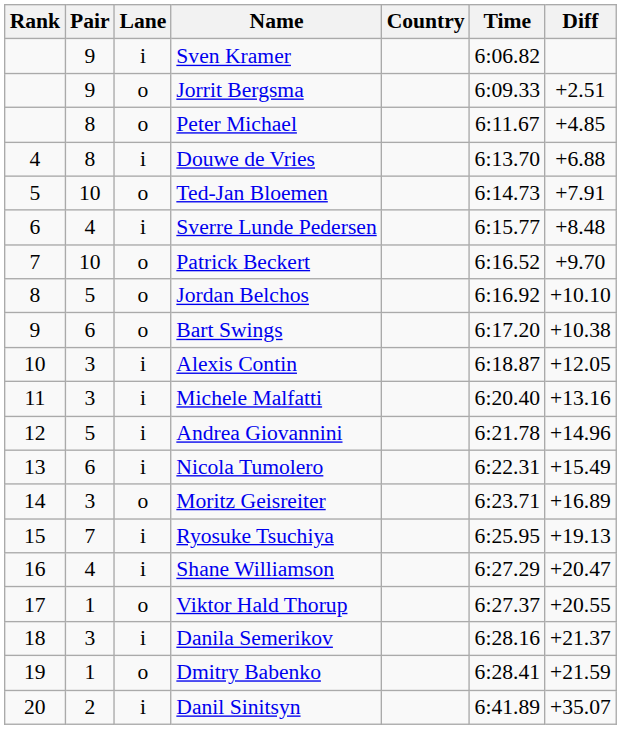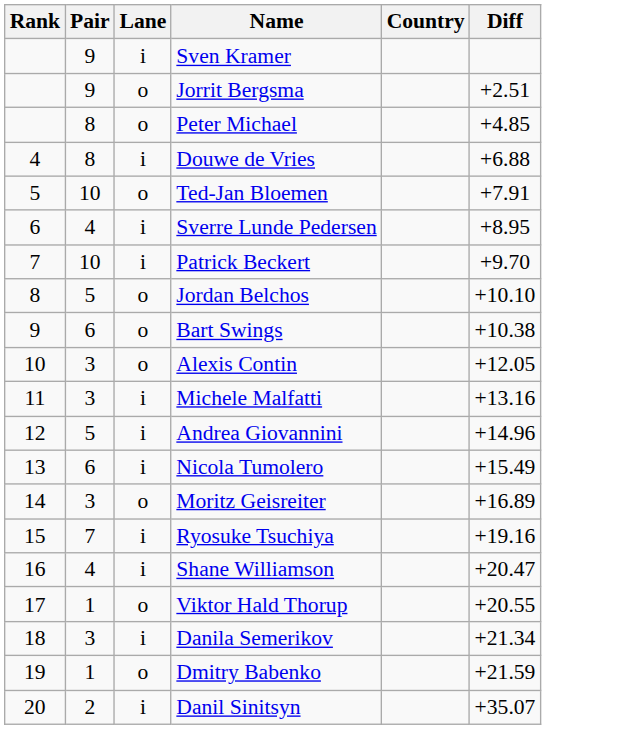- column: (507, 21)
(580, 227) +8.48 -> (505, 227) +8.95
(143, 261) o -> (143, 261) i
(143, 364) i -> (143, 364) o
(580, 535) +19.13 -> (505, 535) +19.16
(580, 638) +21.37 -> (505, 638) +21.34
